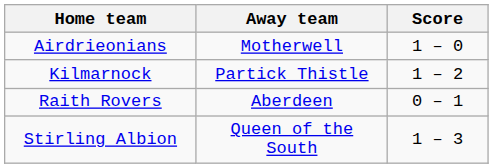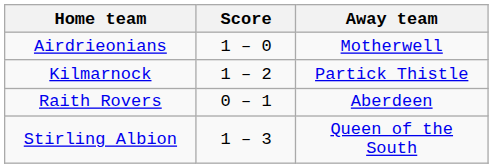columns swapped: (438, 19) <-> (292, 19)
